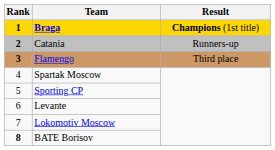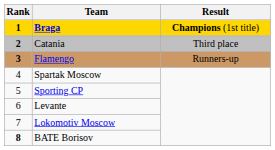(216, 43) Runners-up -> (216, 43) Third place
(216, 59) Third place -> (216, 59) Runners-up
